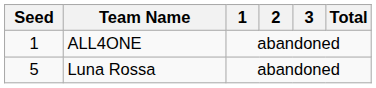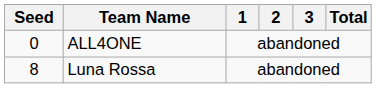(34, 43) 1 -> (34, 43) 0
(34, 69) 5 -> (34, 69) 8
